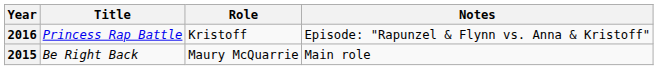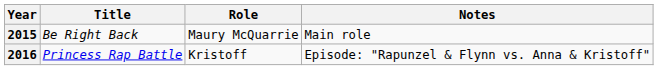rows swapped: (22, 54) <-> (22, 34)
